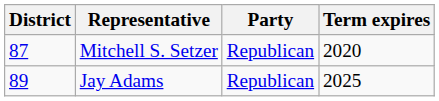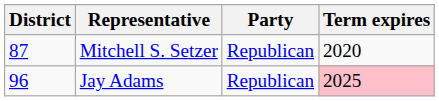(19, 80) 89 -> (19, 80) 96
(342, 80) no background -> (342, 80) pink background
